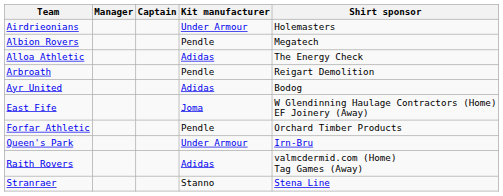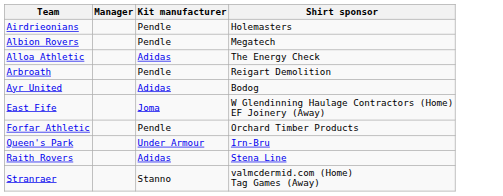- column: (157, 12)
(214, 27) Under Armour -> (154, 27) Pendle
(335, 163) valmcdermid.com (Home) Tag Games (Away) -> (259, 158) Stena Line
(302, 184) Stena Line -> (292, 178) valmcdermid.com (Home) Tag Games (Away)
